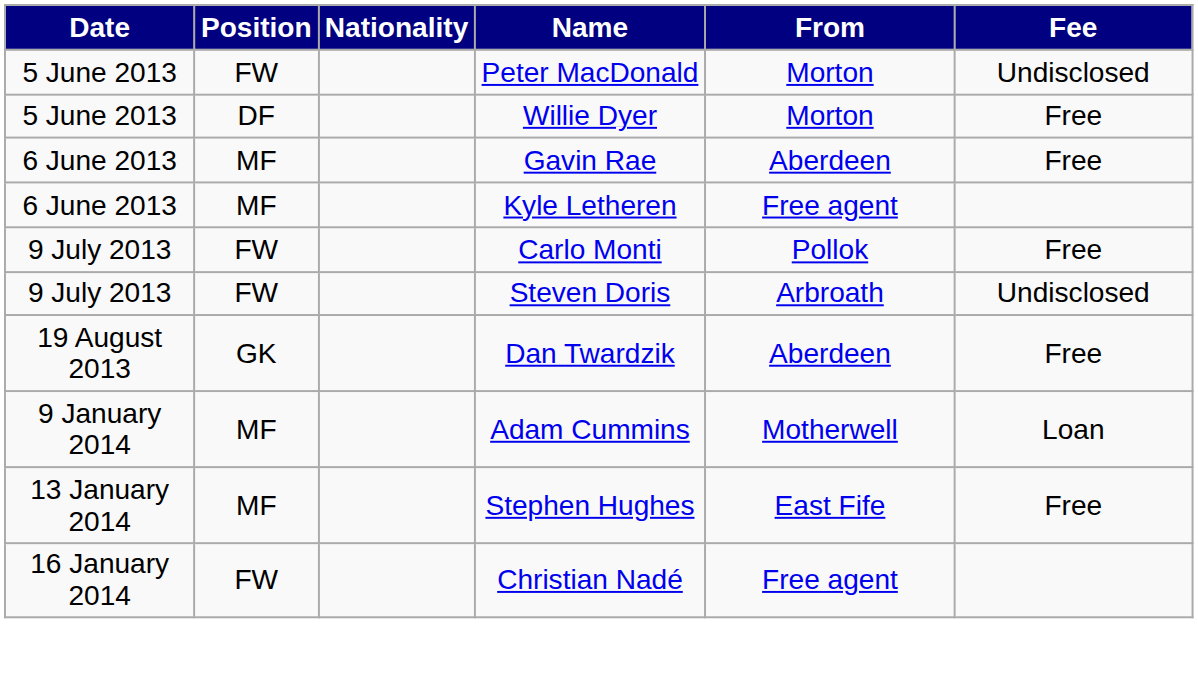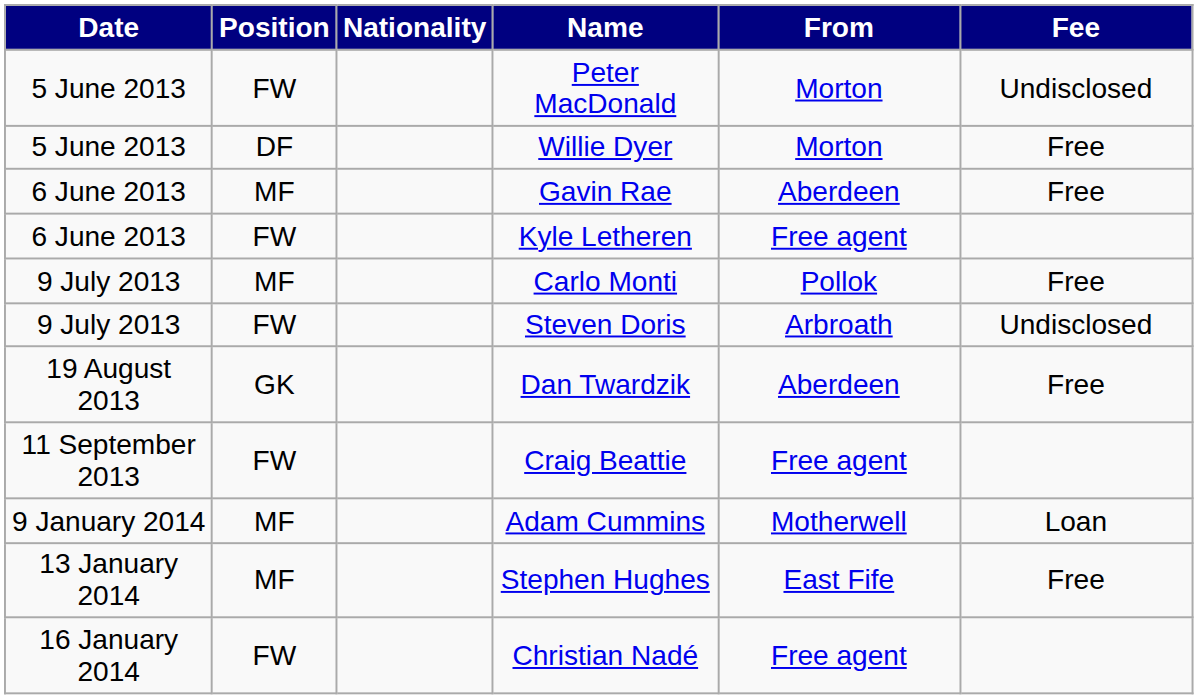(256, 205) MF -> (274, 236) FW
(256, 249) FW -> (274, 281) MF
+ row: (605, 460)
